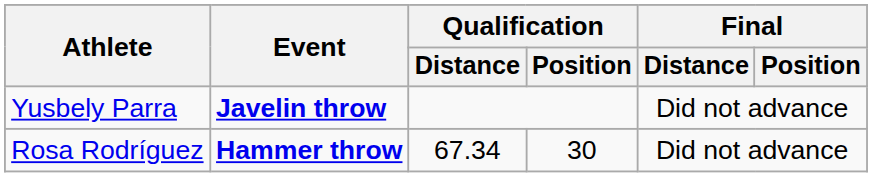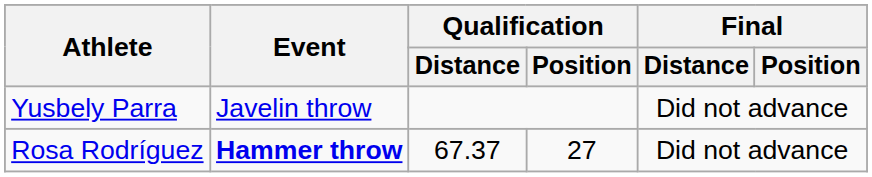(301, 108) bold -> (294, 108) normal
(467, 150) 67.34 -> (467, 150) 67.37
(582, 150) 30 -> (582, 150) 27
